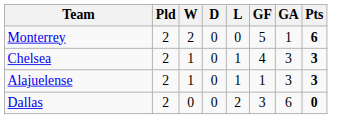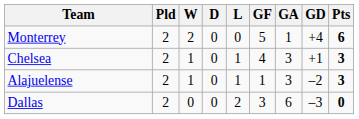+ column: (315, 15)
